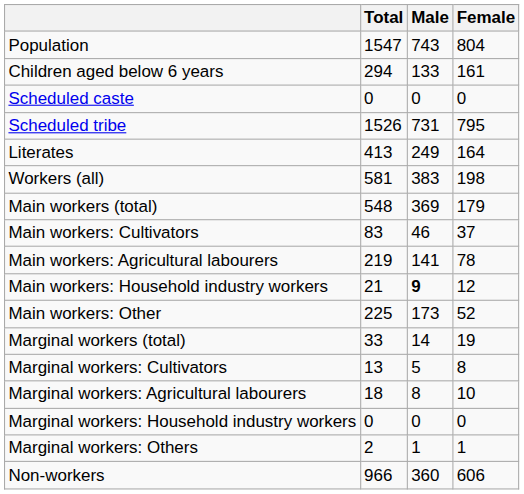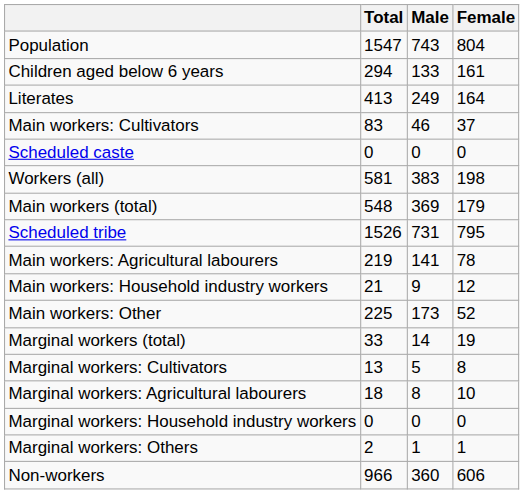rows swapped: (71, 98) <-> (41, 152)
rows swapped: (67, 125) <-> (104, 233)
(416, 286) bold -> (416, 286) normal
